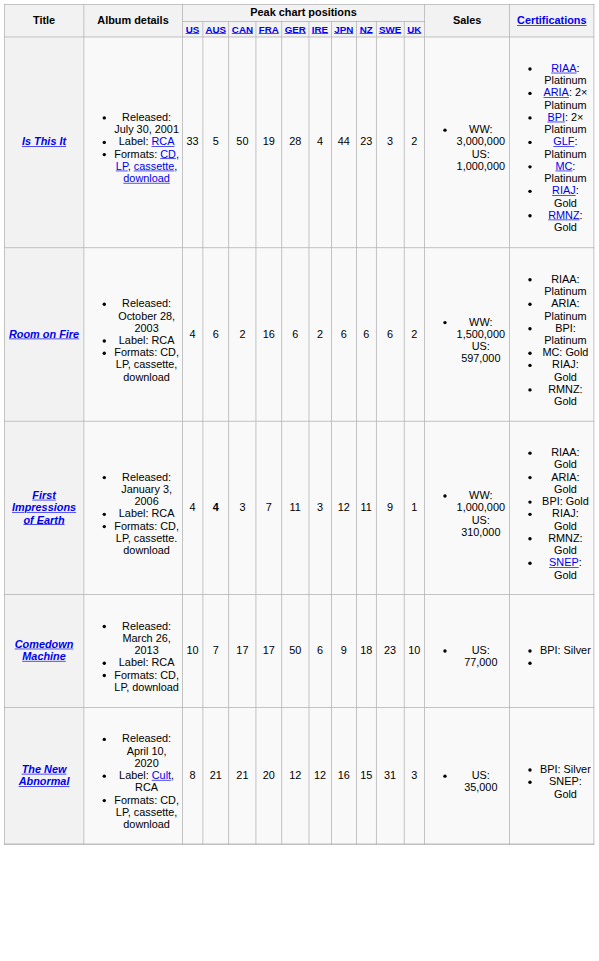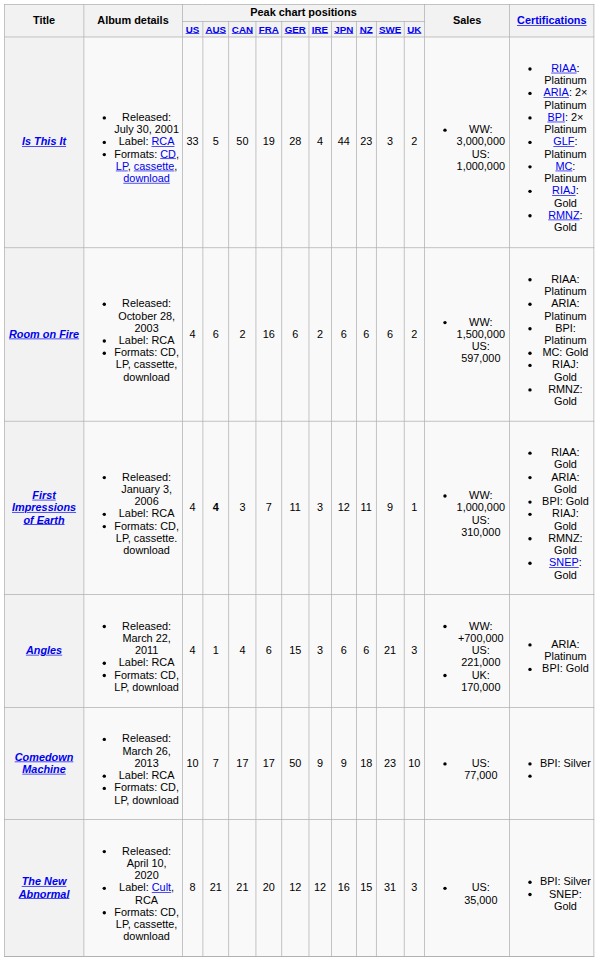+ row: (44, 651)
(320, 651) 6 -> (320, 763) 9
